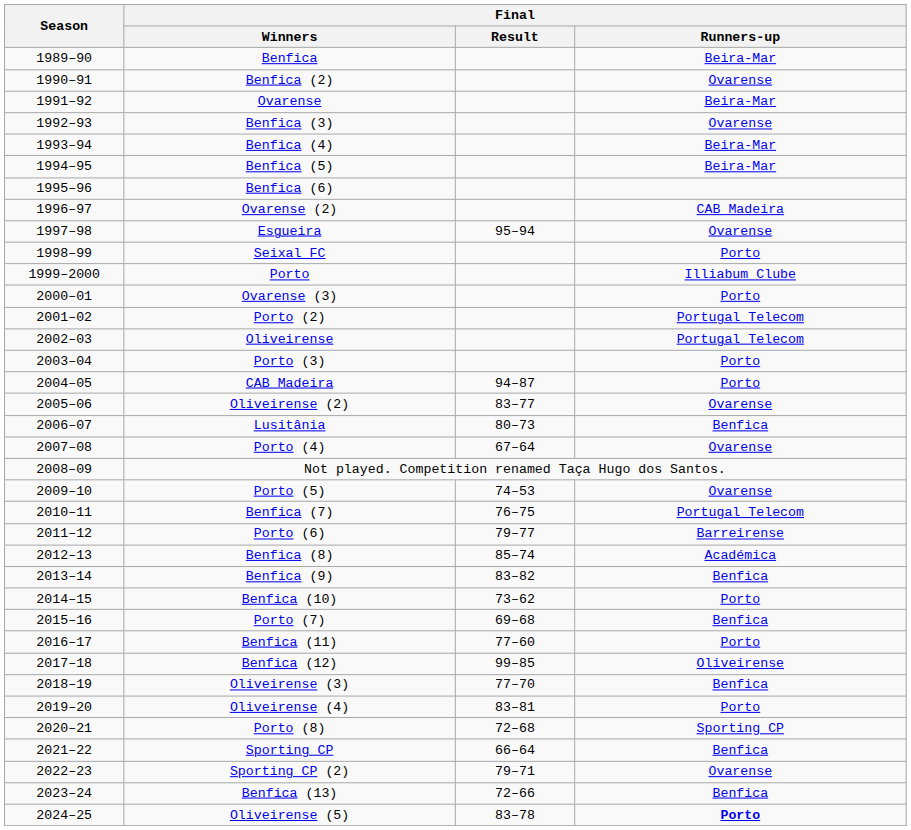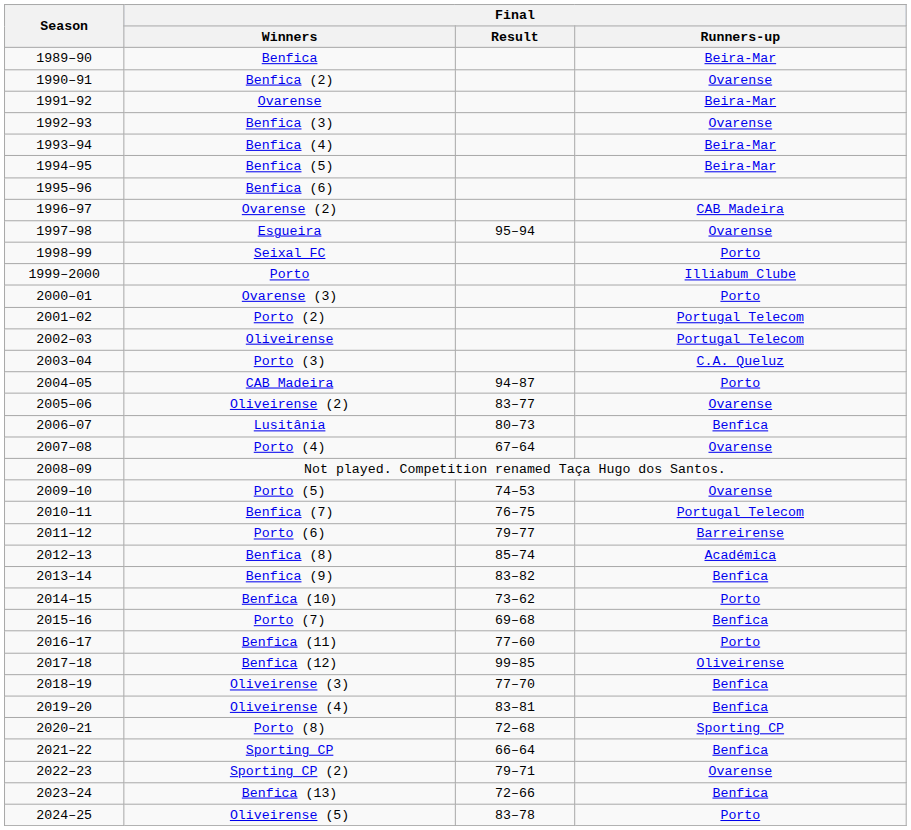(740, 361) Porto -> (740, 361) C.A. Queluz
(740, 707) Porto -> (740, 707) Benfica
(740, 815) bold -> (740, 815) normal
